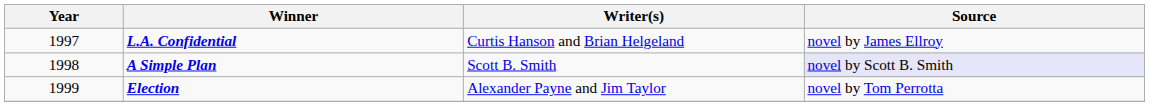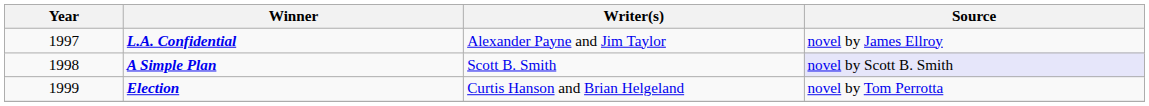(576, 40) Curtis Hanson and Brian Helgeland -> (567, 40) Alexander Payne and Jim Taylor
(567, 88) Alexander Payne and Jim Taylor -> (576, 88) Curtis Hanson and Brian Helgeland
